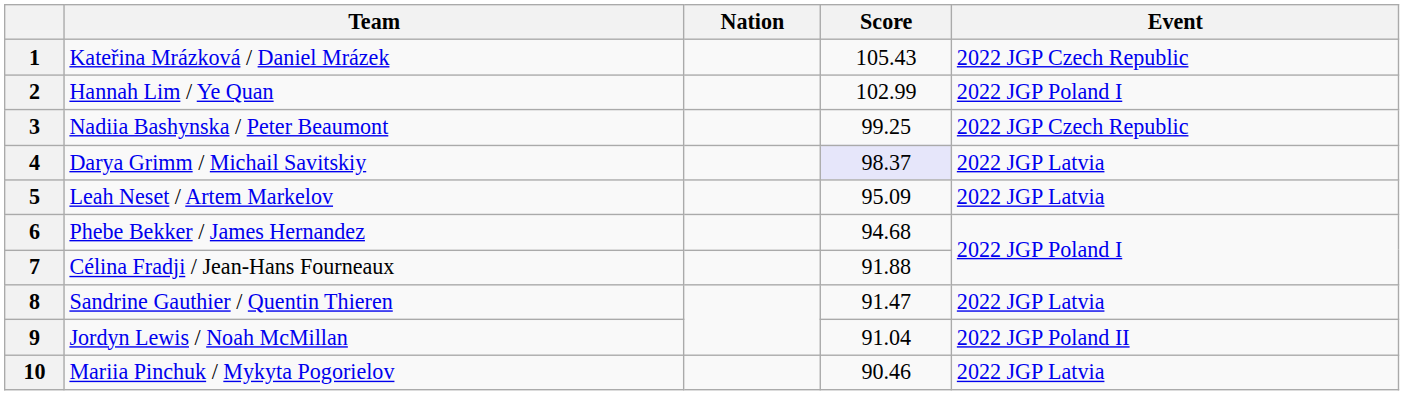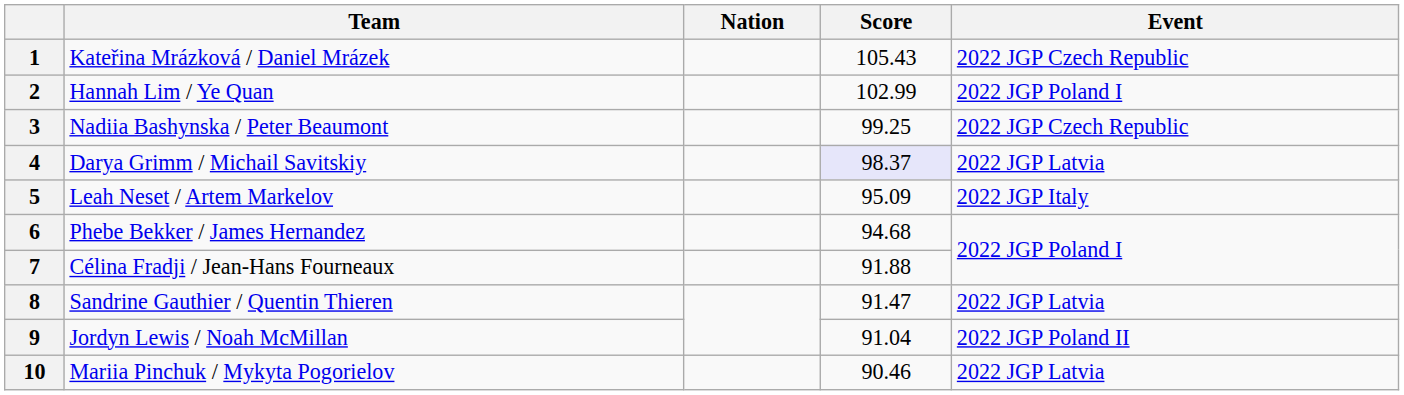(1031, 197) 2022 JGP Latvia -> (1023, 197) 2022 JGP Italy
